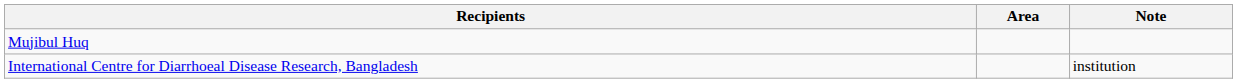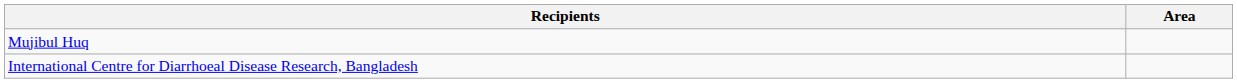- column: (1151, 16)
